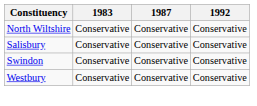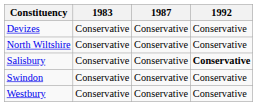+ row: (23, 28)
(220, 45) normal -> (222, 61) bold
